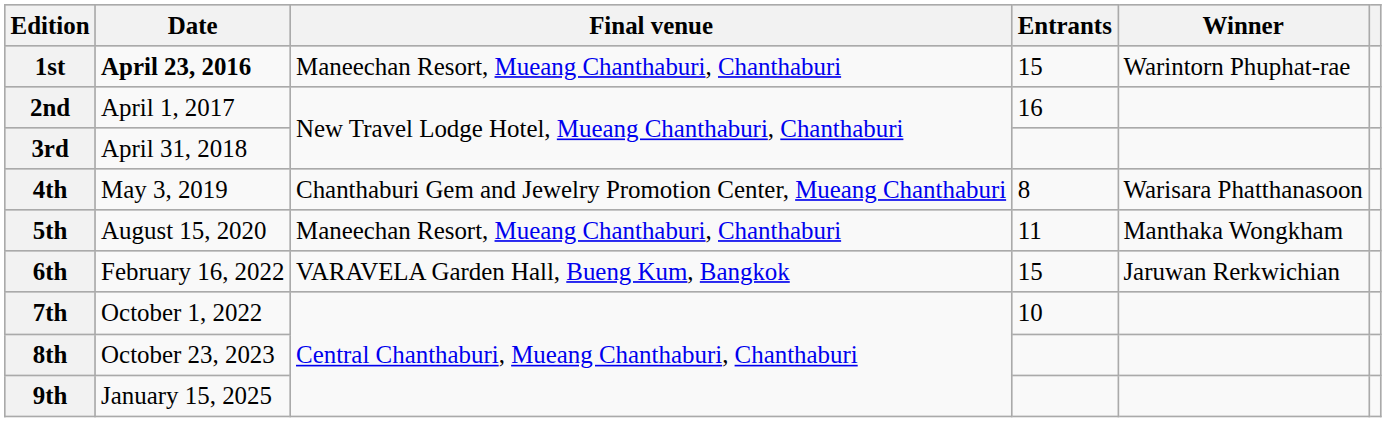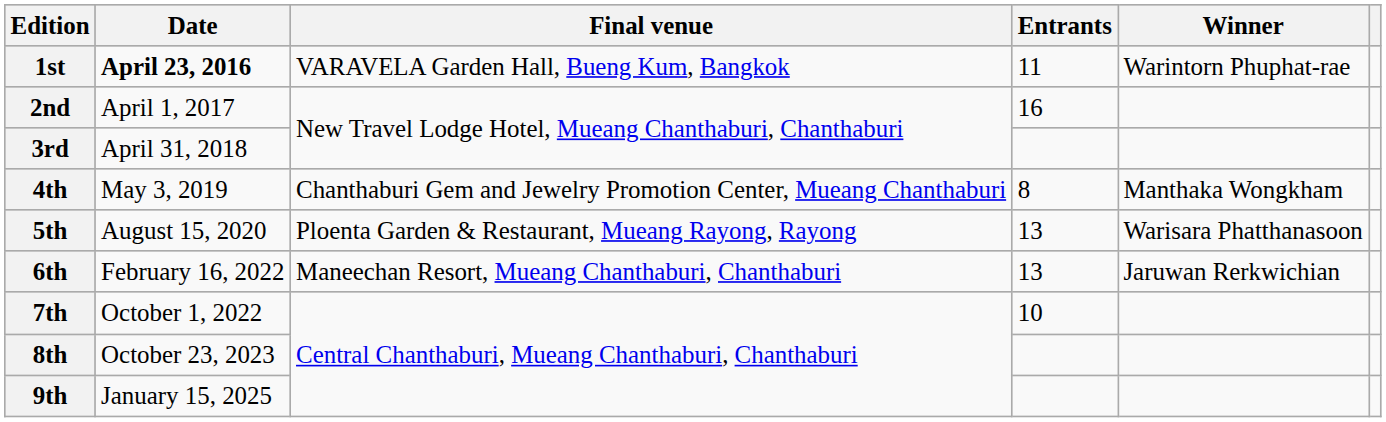(569, 66) Maneechan Resort, Mueang Chanthaburi, Chanthaburi -> (543, 66) VARAVELA Garden Hall, Bueng Kum, Bangkok
(1030, 66) 15 -> (1030, 66) 11
(1243, 189) Warisara Phatthanasoon -> (1233, 189) Manthaka Wongkham
(569, 230) Maneechan Resort, Mueang Chanthaburi, Chanthaburi -> (576, 230) Ploenta Garden & Restaurant, Mueang Rayong, Rayong
(1030, 230) 11 -> (1030, 230) 13
(1233, 230) Manthaka Wongkham -> (1243, 230) Warisara Phatthanasoon
(543, 271) VARAVELA Garden Hall, Bueng Kum, Bangkok -> (569, 271) Maneechan Resort, Mueang Chanthaburi, Chanthaburi
(1030, 271) 15 -> (1030, 271) 13
